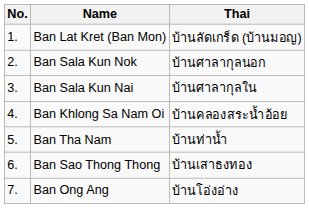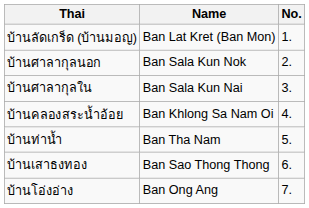columns swapped: (17, 14) <-> (237, 14)
